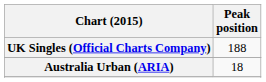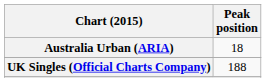rows swapped: (109, 67) <-> (109, 47)
